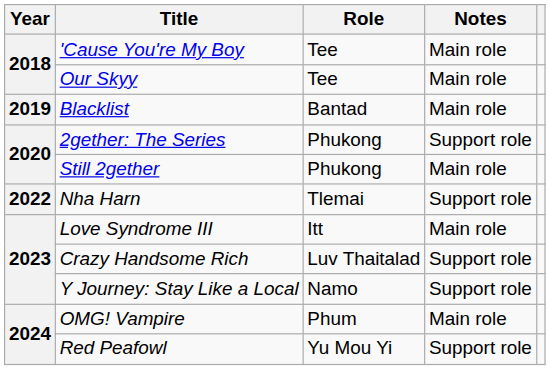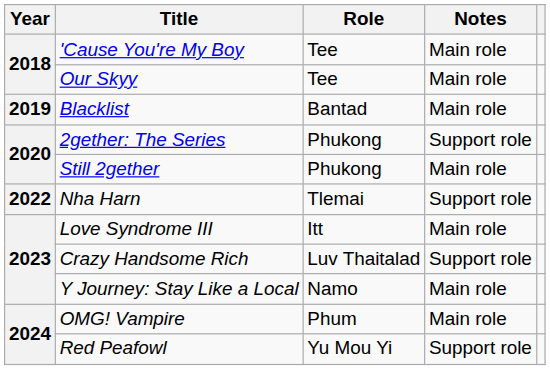(480, 288) Support role -> (468, 288) Main role
